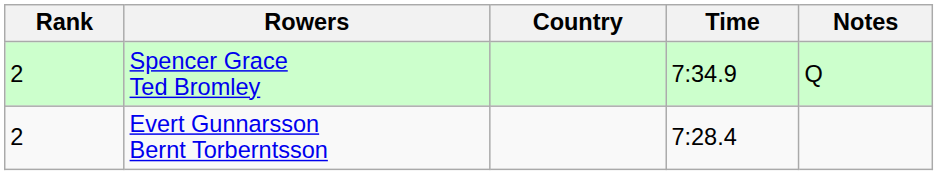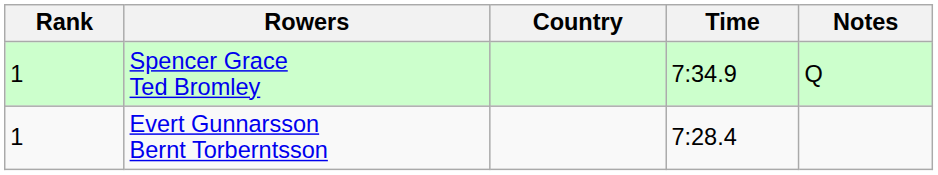(17, 73) 2 -> (17, 73) 1
(17, 137) 2 -> (17, 137) 1
